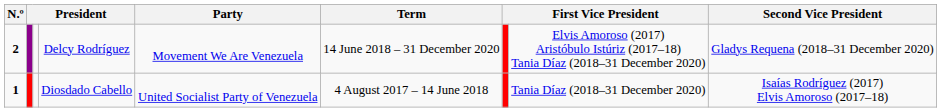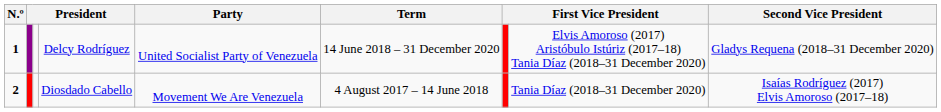(16, 48) 2 -> (16, 48) 1
(228, 55) Movement We Are Venezuela -> (228, 55) United Socialist Party of Venezuela
(16, 90) 1 -> (16, 90) 2
(228, 97) United Socialist Party of Venezuela -> (228, 97) Movement We Are Venezuela
